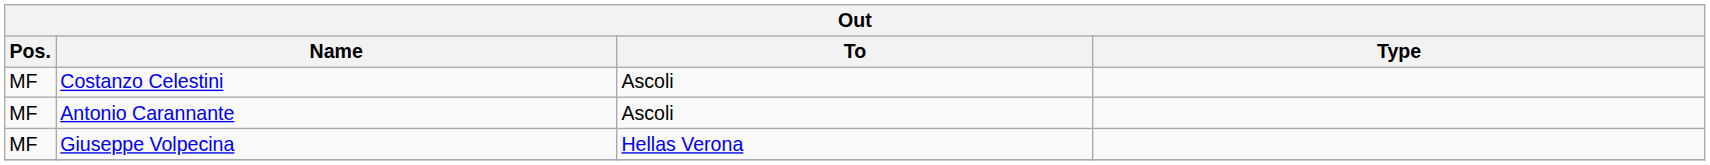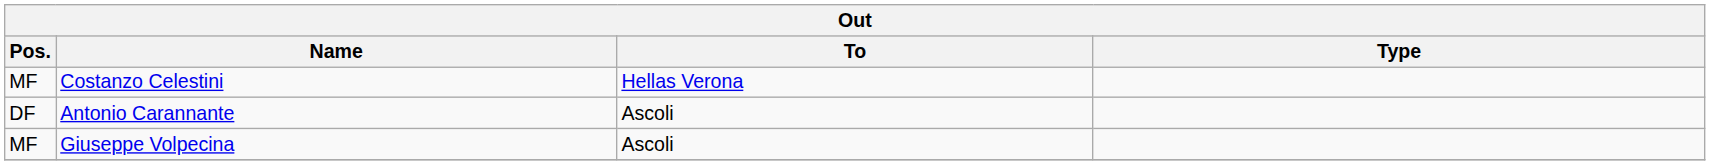(648, 82) Ascoli -> (682, 82) Hellas Verona
(23, 113) MF -> (22, 113) DF
(682, 144) Hellas Verona -> (648, 144) Ascoli
